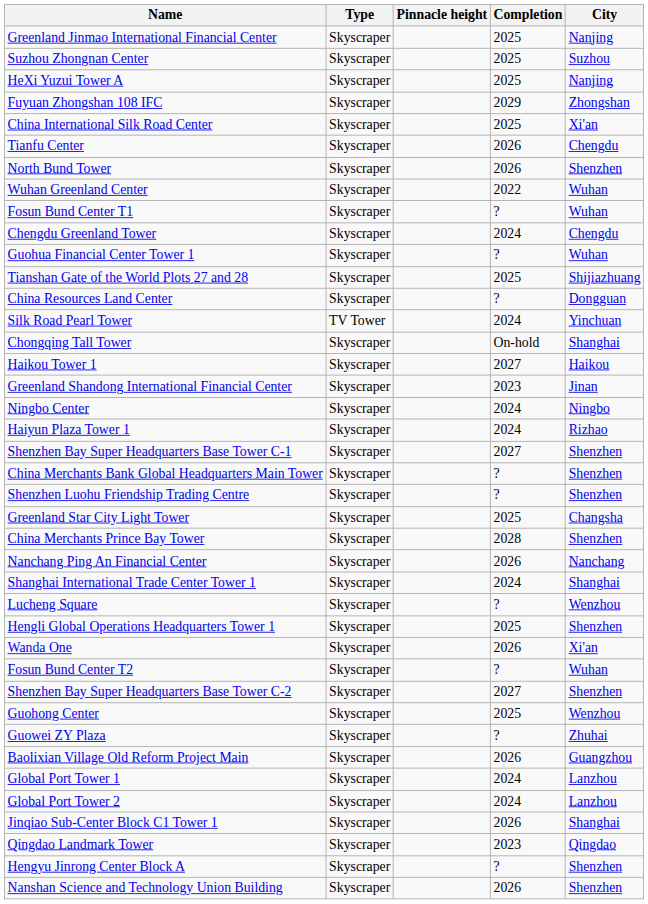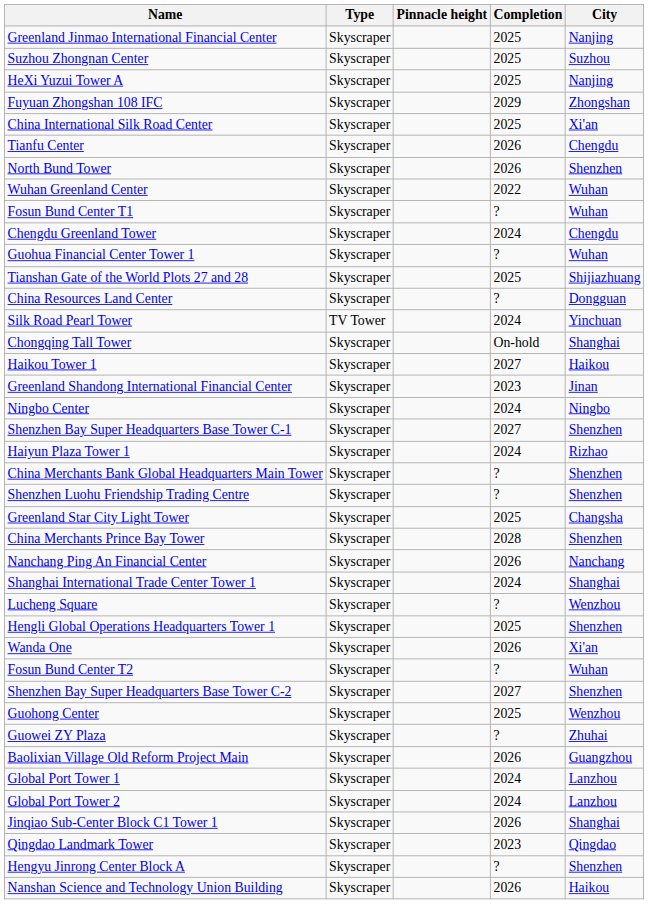rows swapped: (150, 451) <-> (69, 430)
(595, 888) Shenzhen -> (589, 888) Haikou
